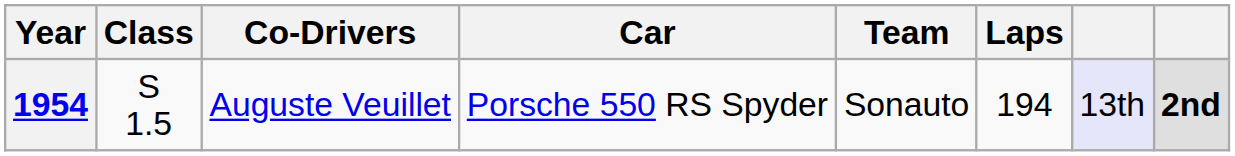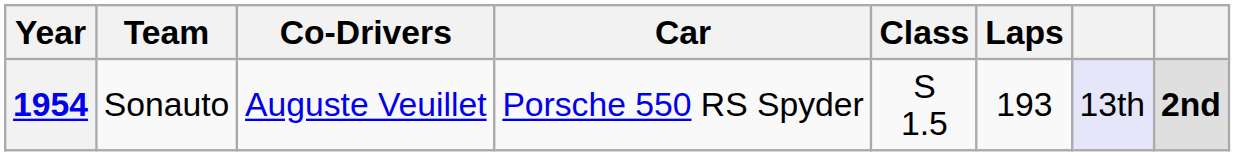columns swapped: (907, 32) <-> (149, 32)
(1024, 104) 194 -> (1024, 104) 193
